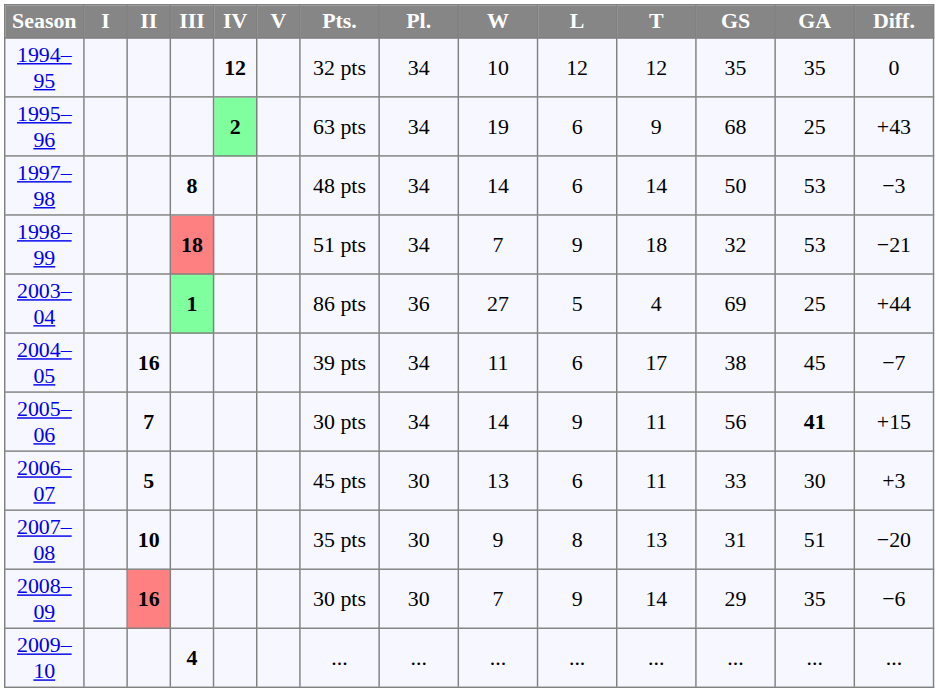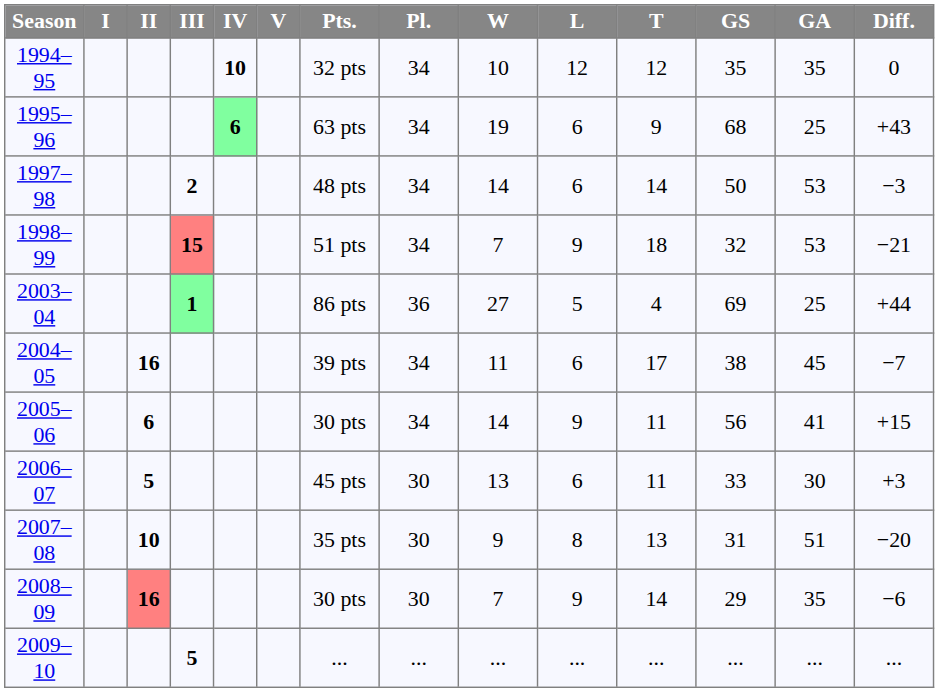(235, 67) 12 -> (235, 67) 10
(235, 126) 2 -> (235, 126) 6
(192, 185) 8 -> (192, 185) 2
(192, 244) 18 -> (192, 244) 15
(149, 421) 7 -> (149, 421) 6
(815, 421) bold -> (815, 421) normal
(192, 657) 4 -> (192, 657) 5
